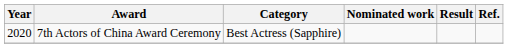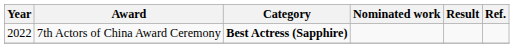(19, 33) 2020 -> (19, 33) 2022
(284, 33) normal -> (287, 33) bold
